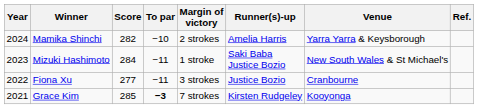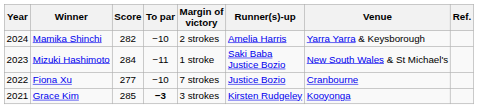(160, 80) −11 -> (160, 80) −10
(199, 80) 3 strokes -> (199, 80) 7 strokes
(199, 96) 7 strokes -> (199, 96) 3 strokes
